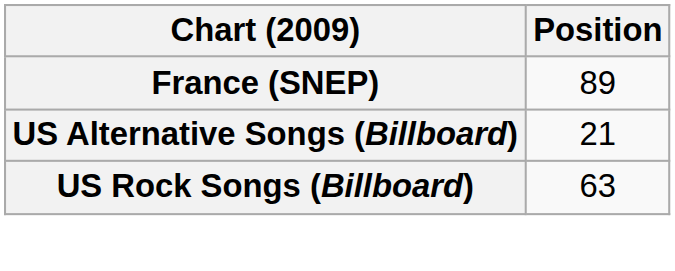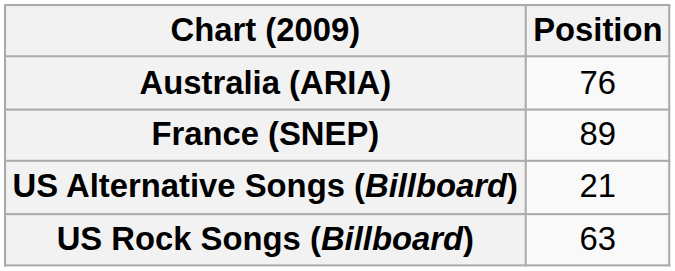+ row: (265, 82)
